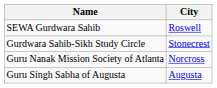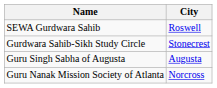rows swapped: (85, 59) <-> (66, 75)
